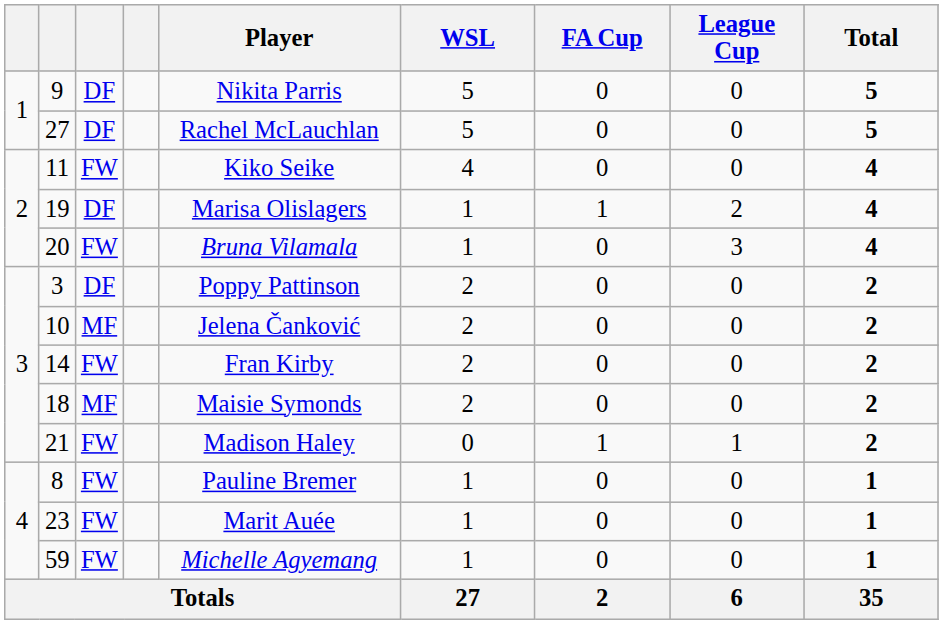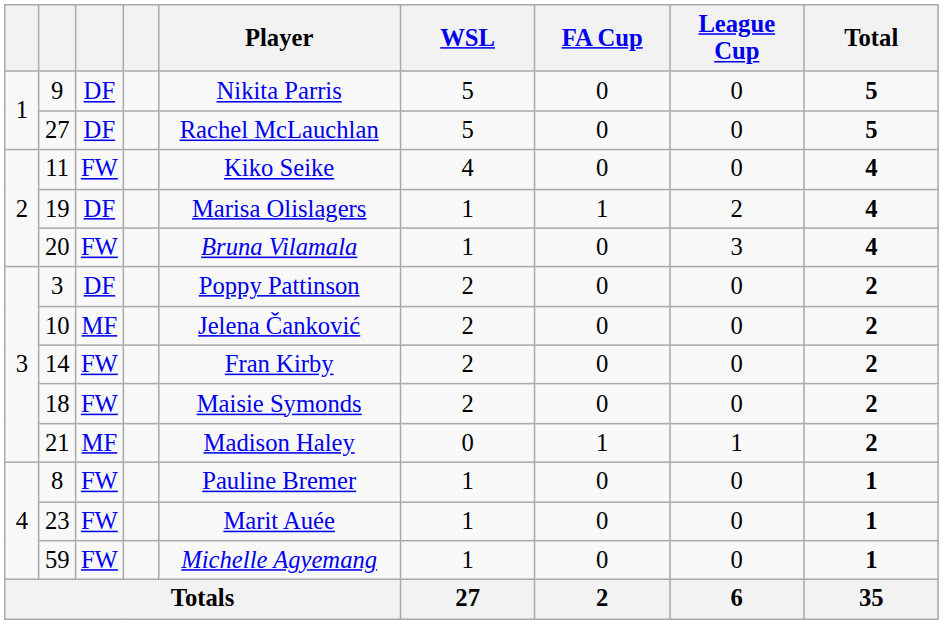(99, 403) MF -> (99, 403) FW
(99, 442) FW -> (99, 442) MF
